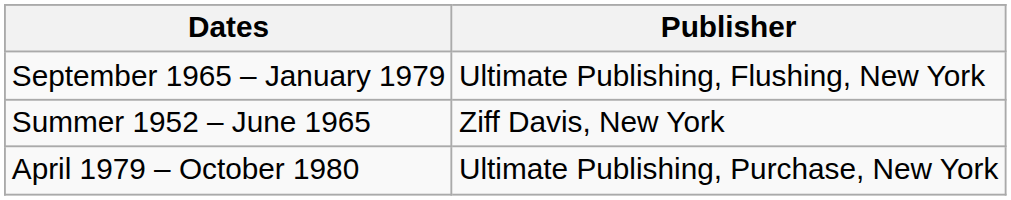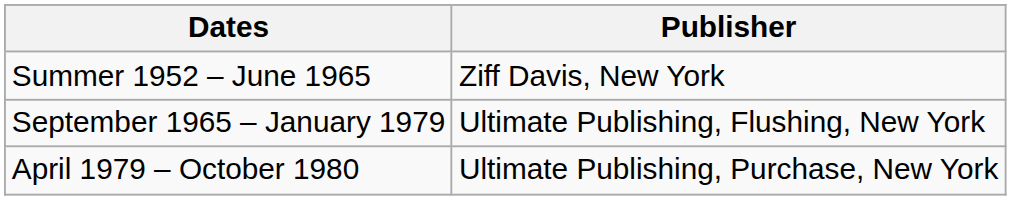rows swapped: (191, 122) <-> (229, 75)
